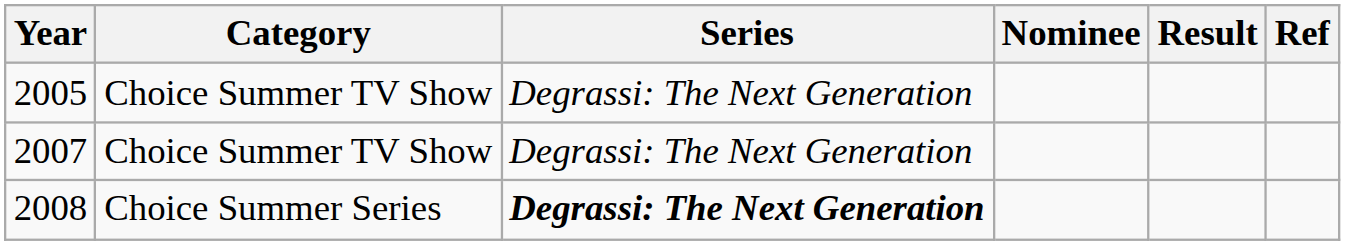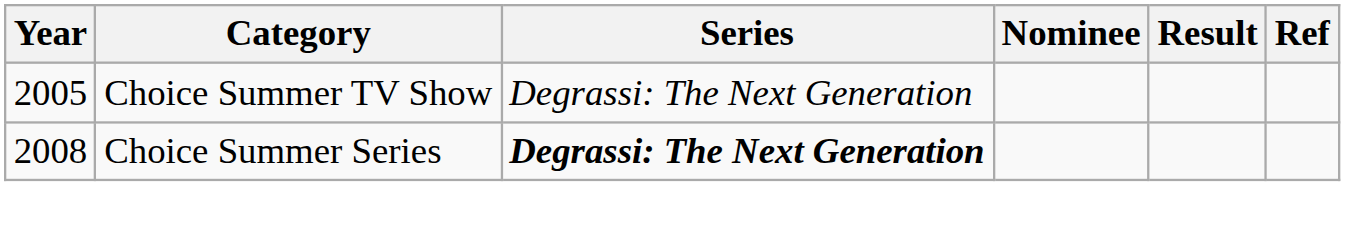- row: (50, 150)
